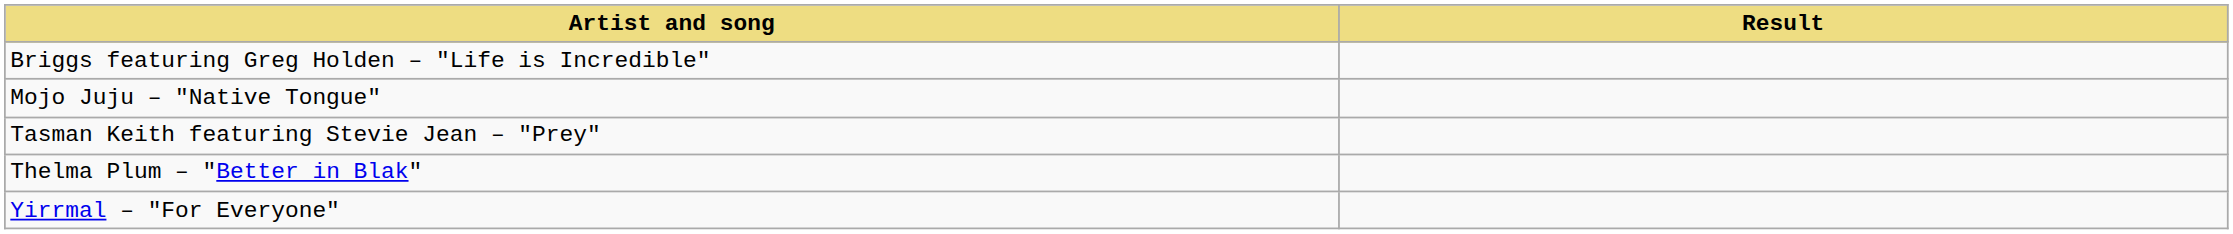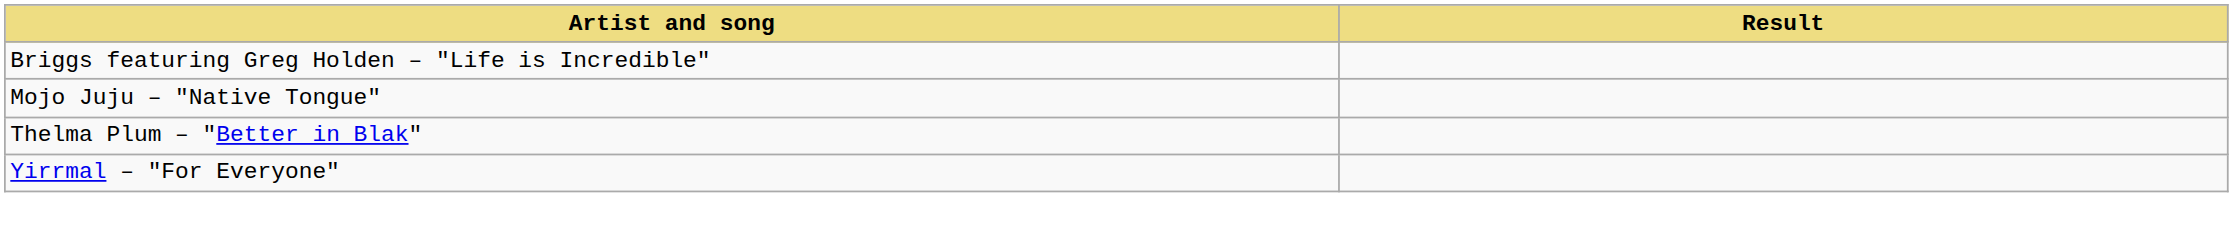- row: (306, 135)
